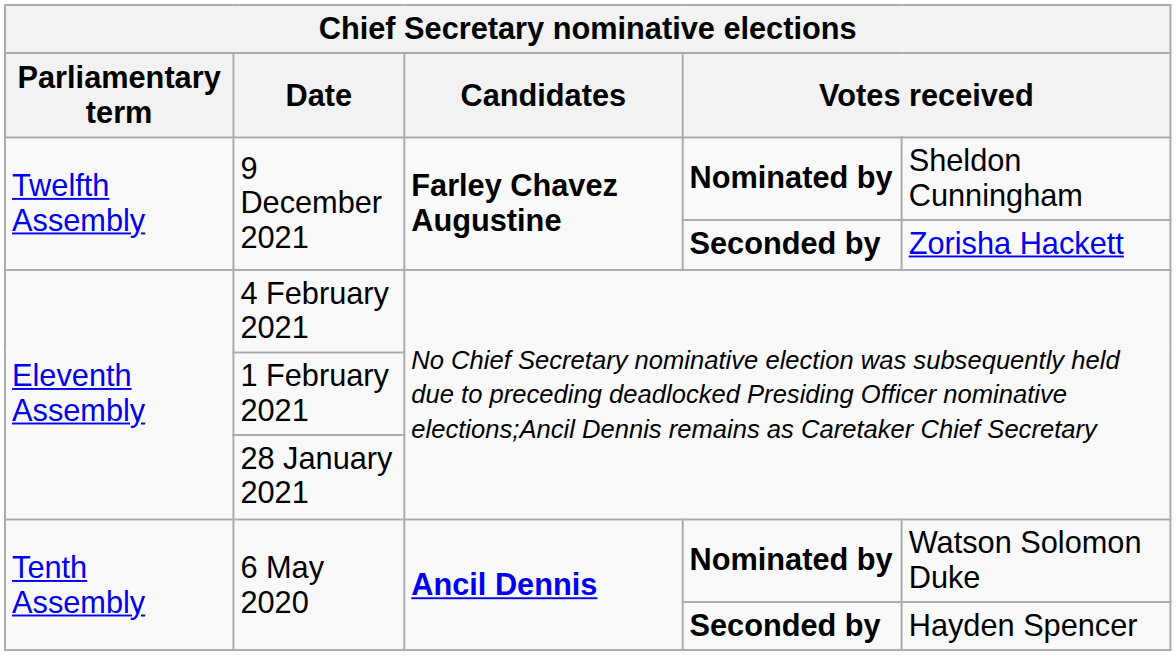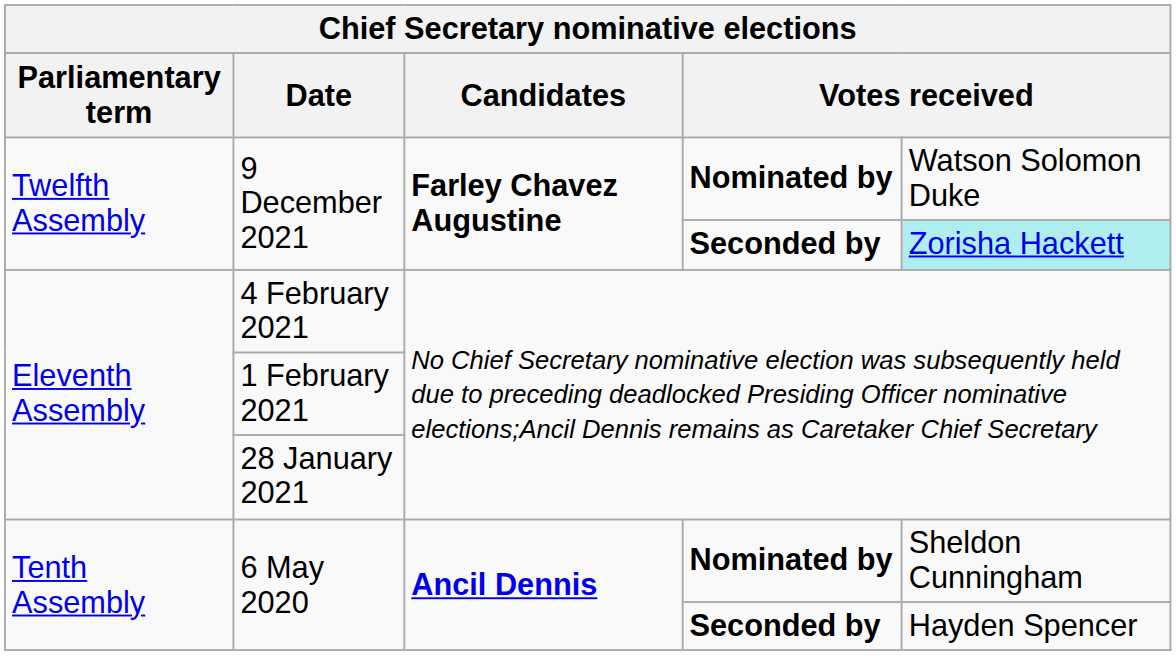(996, 178) Sheldon Cunningham -> (1025, 178) Watson Solomon Duke
(1016, 244) no background -> (1016, 244) paleturquoise background
(1025, 559) Watson Solomon Duke -> (996, 559) Sheldon Cunningham
